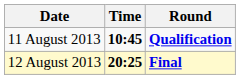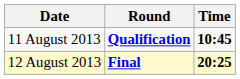columns swapped: (125, 16) <-> (190, 16)
